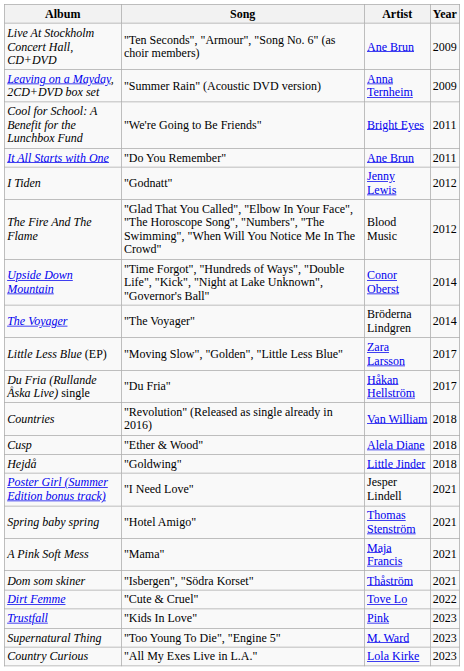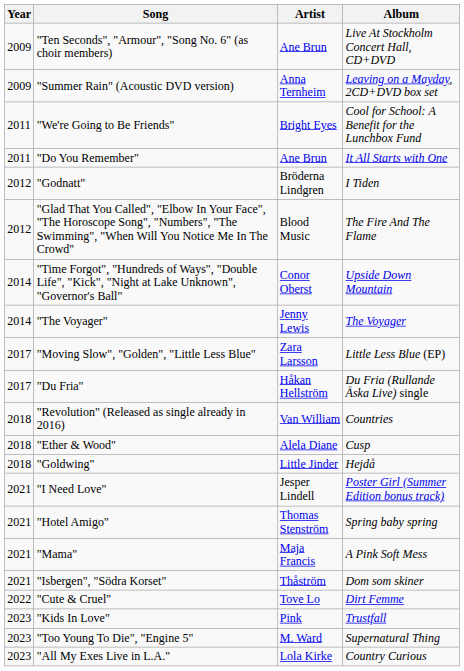columns swapped: (445, 14) <-> (63, 14)
(382, 183) Jenny Lewis -> (302, 183) Bröderna Lindgren
(389, 321) Bröderna Lindgren -> (294, 321) Jenny Lewis
